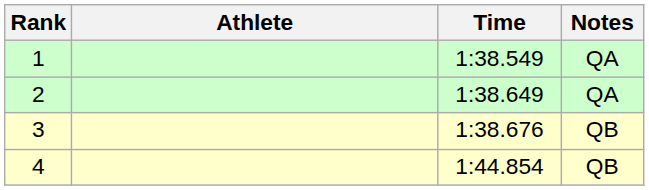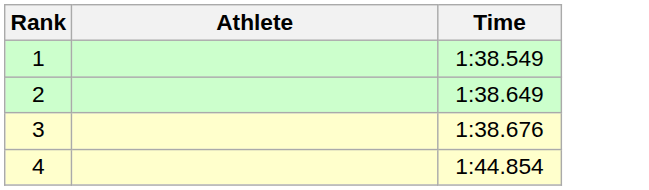- column: (602, 22)
